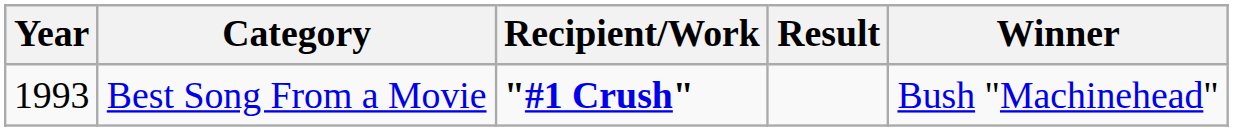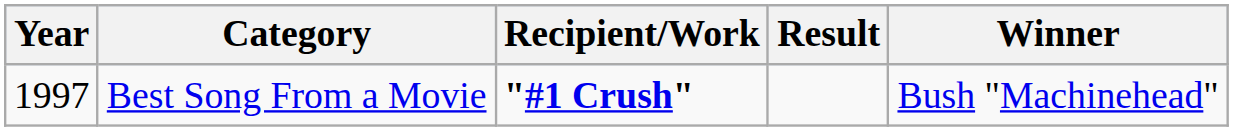(52, 94) 1993 -> (52, 94) 1997
